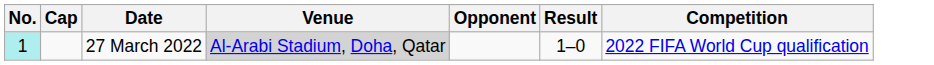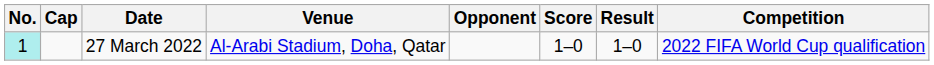+ column: (568, 18)
(328, 45) lightgrey background -> (328, 45) no background
